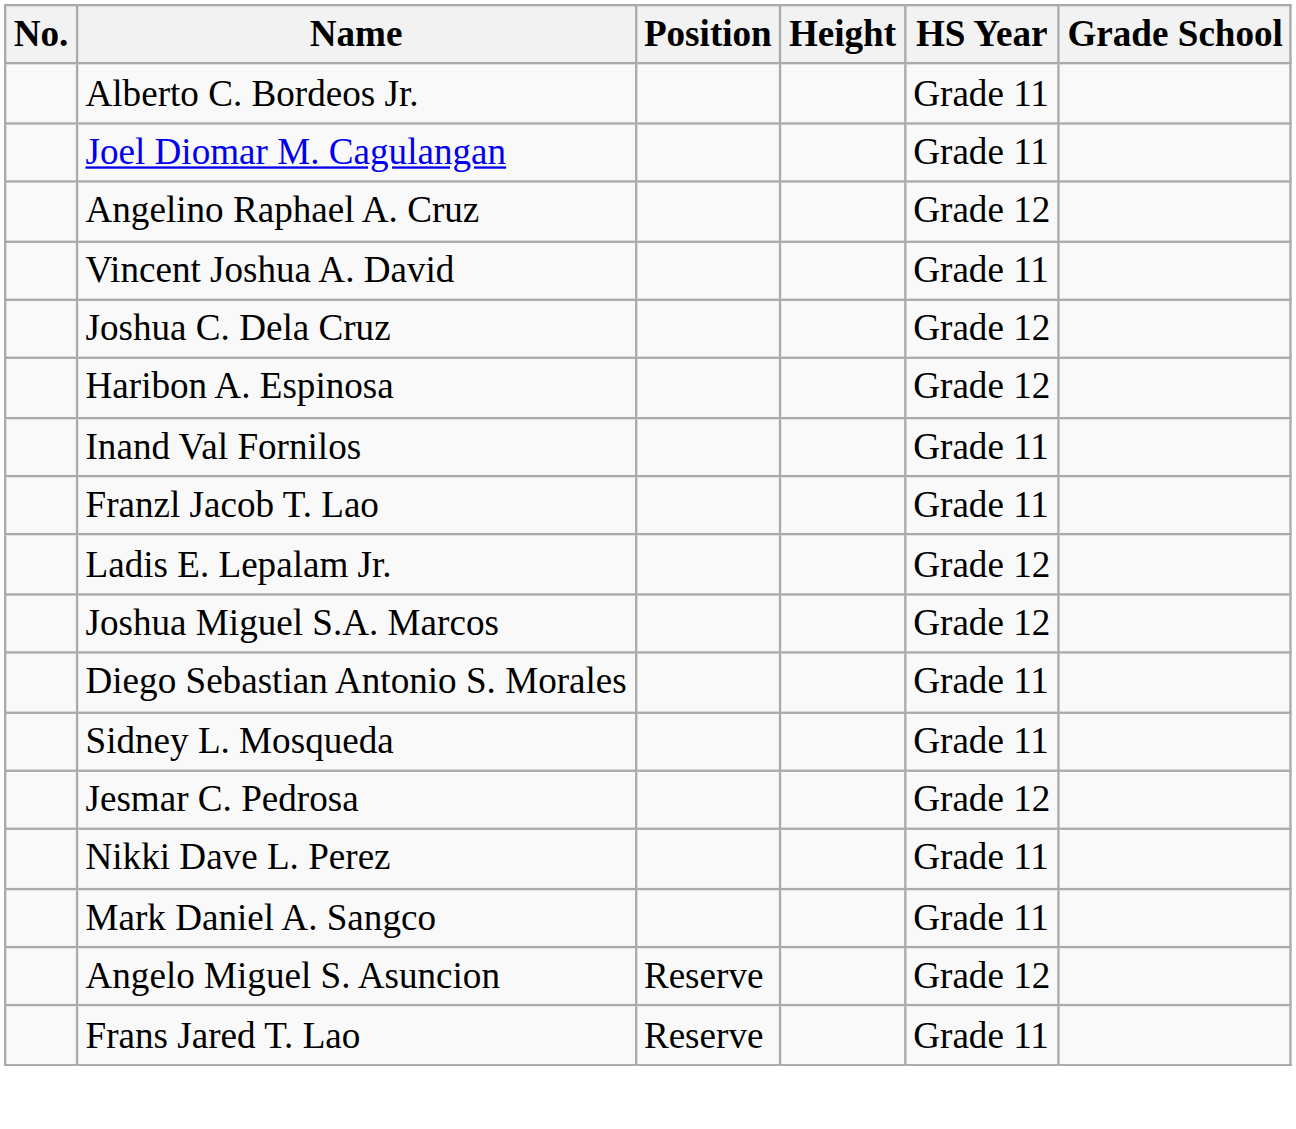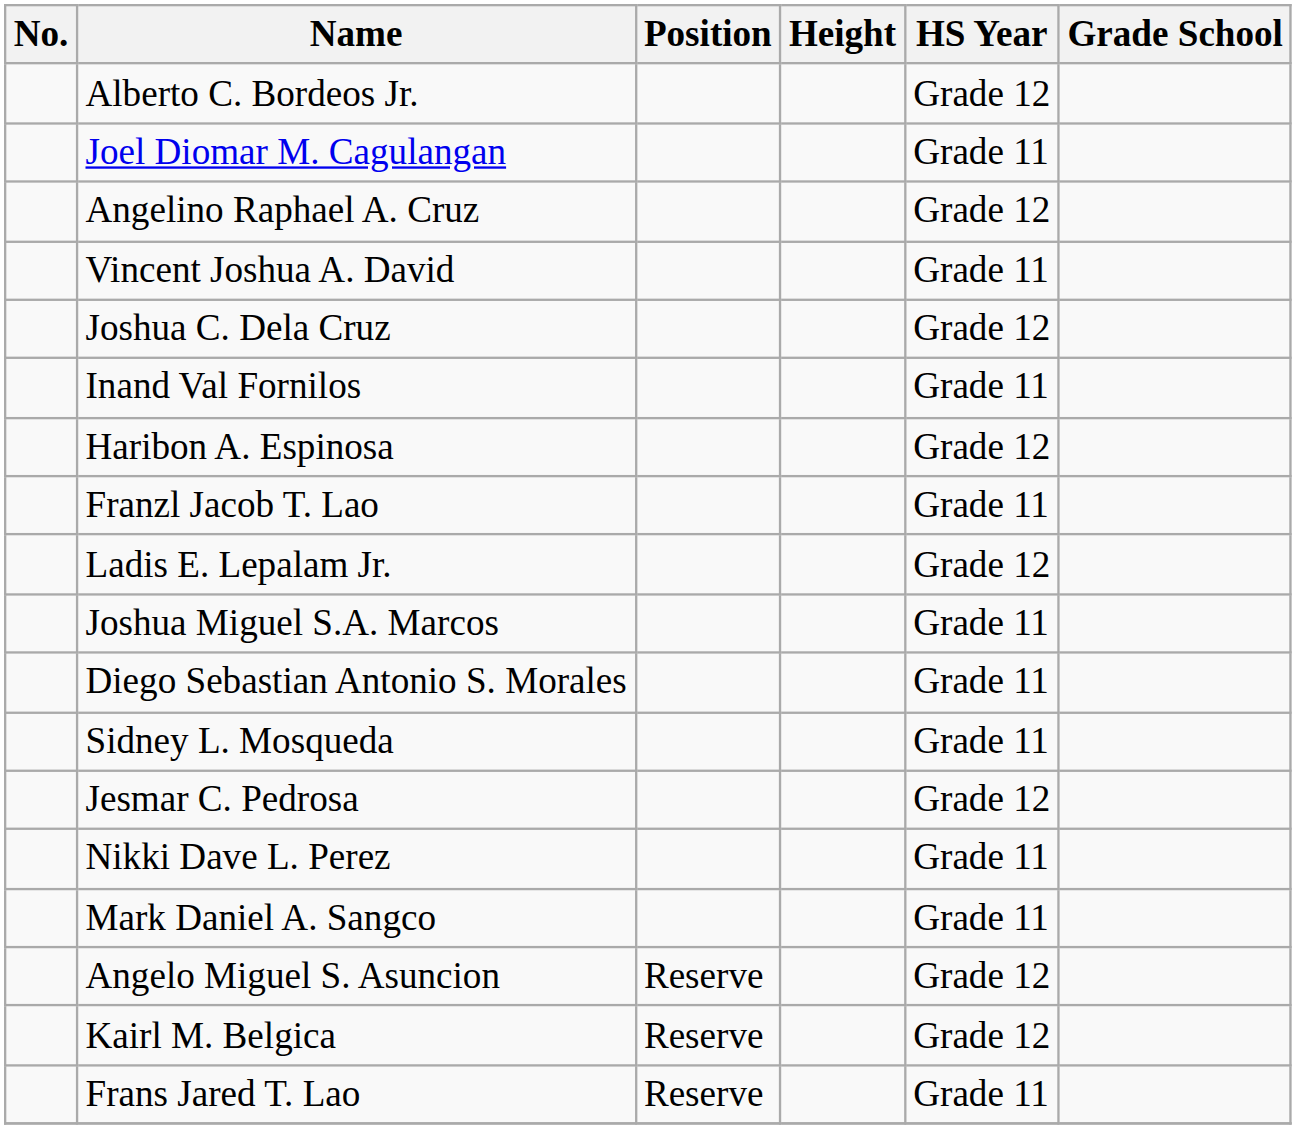(981, 92) Grade 11 -> (982, 92) Grade 12
rows swapped: (240, 387) <-> (223, 446)
(982, 622) Grade 12 -> (981, 622) Grade 11
+ row: (211, 1034)
